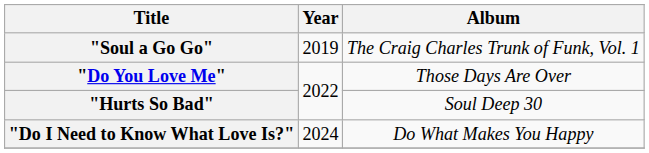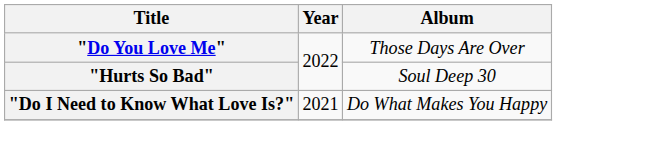- row: (151, 47)
(321, 133) 2024 -> (321, 104) 2021
